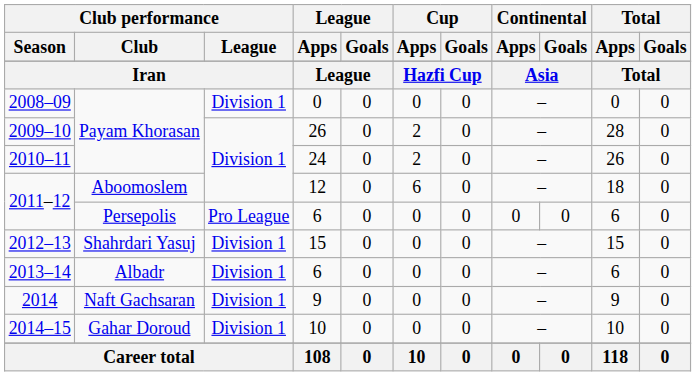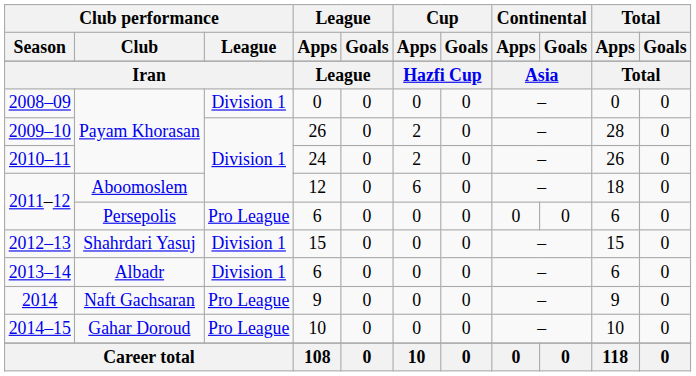(249, 300) Division 1 -> (249, 300) Pro League
(249, 328) Division 1 -> (249, 328) Pro League
